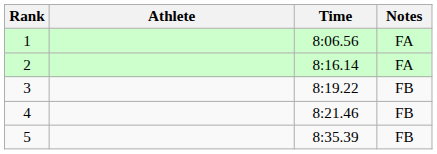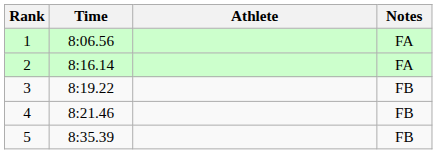columns swapped: (172, 16) <-> (335, 16)
